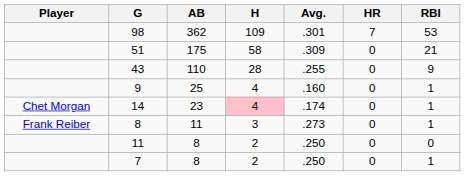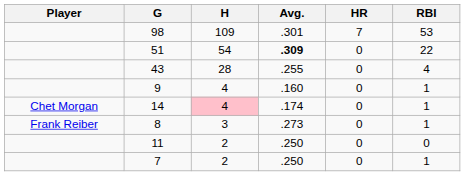- column: (196, 13)
(255, 50) 58 -> (225, 50) 54
(314, 50) normal -> (292, 50) bold
(431, 50) 21 -> (426, 50) 22
(431, 69) 9 -> (426, 69) 4
